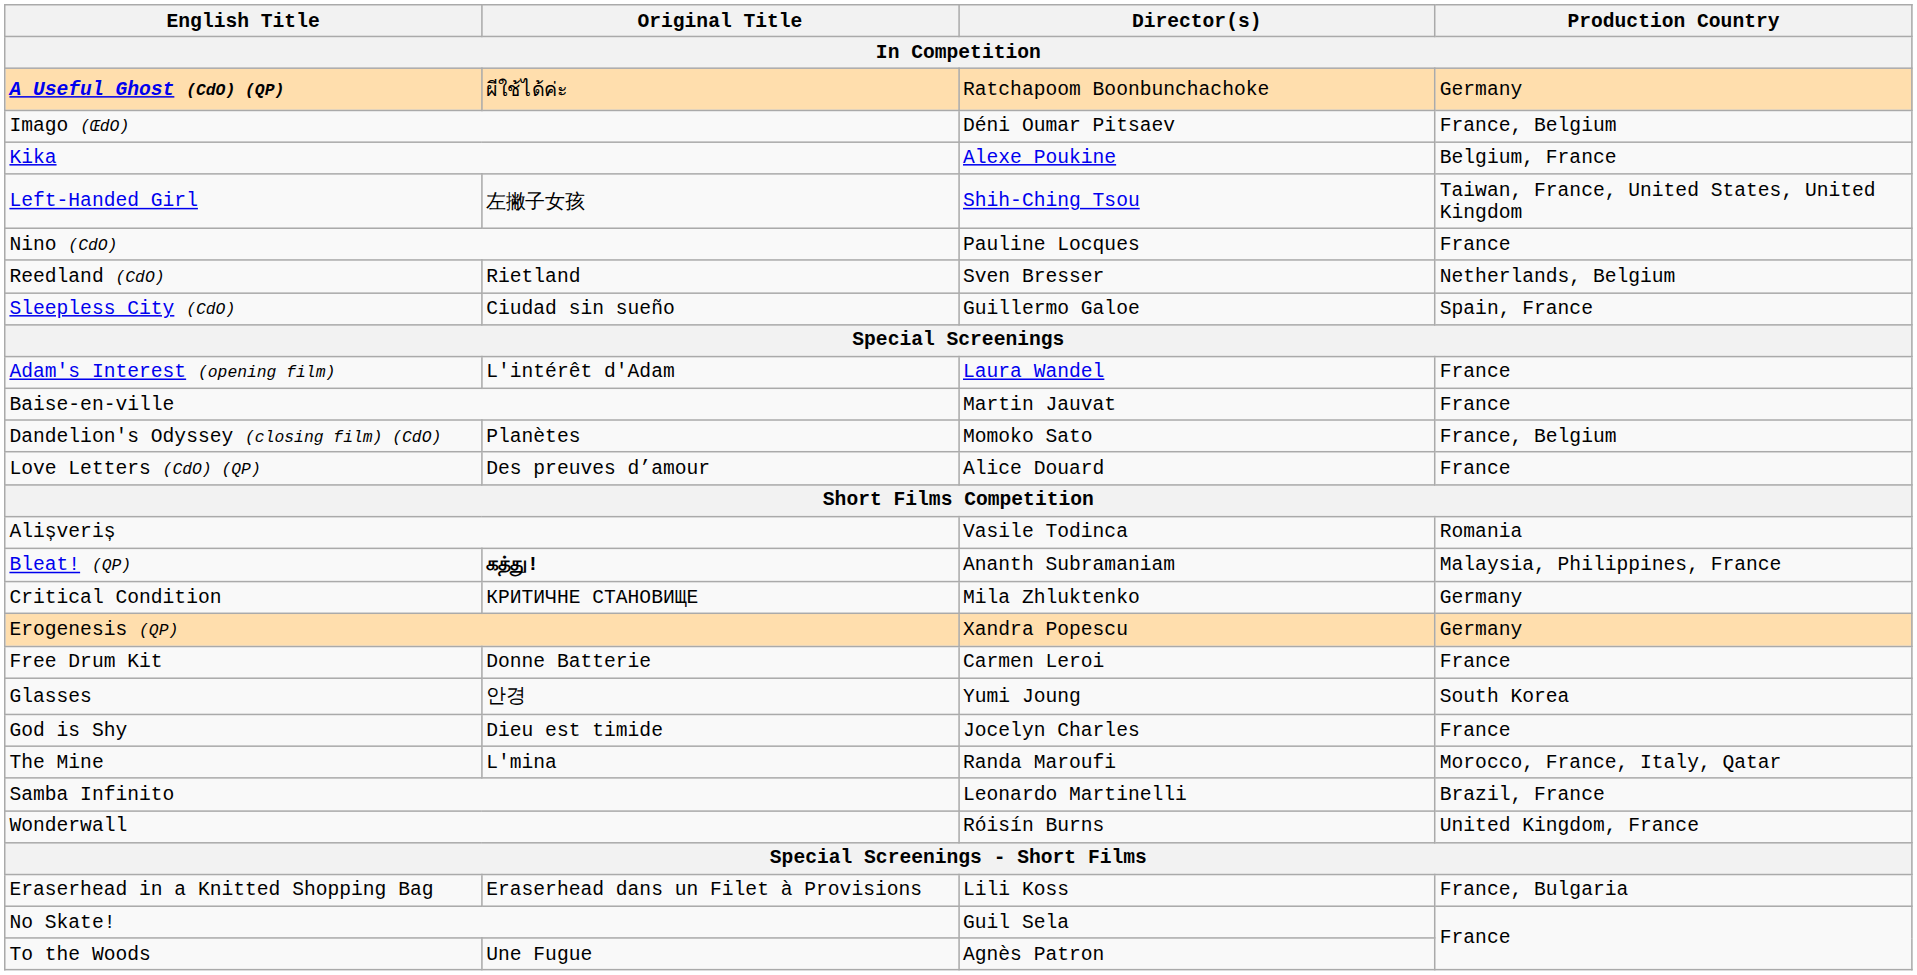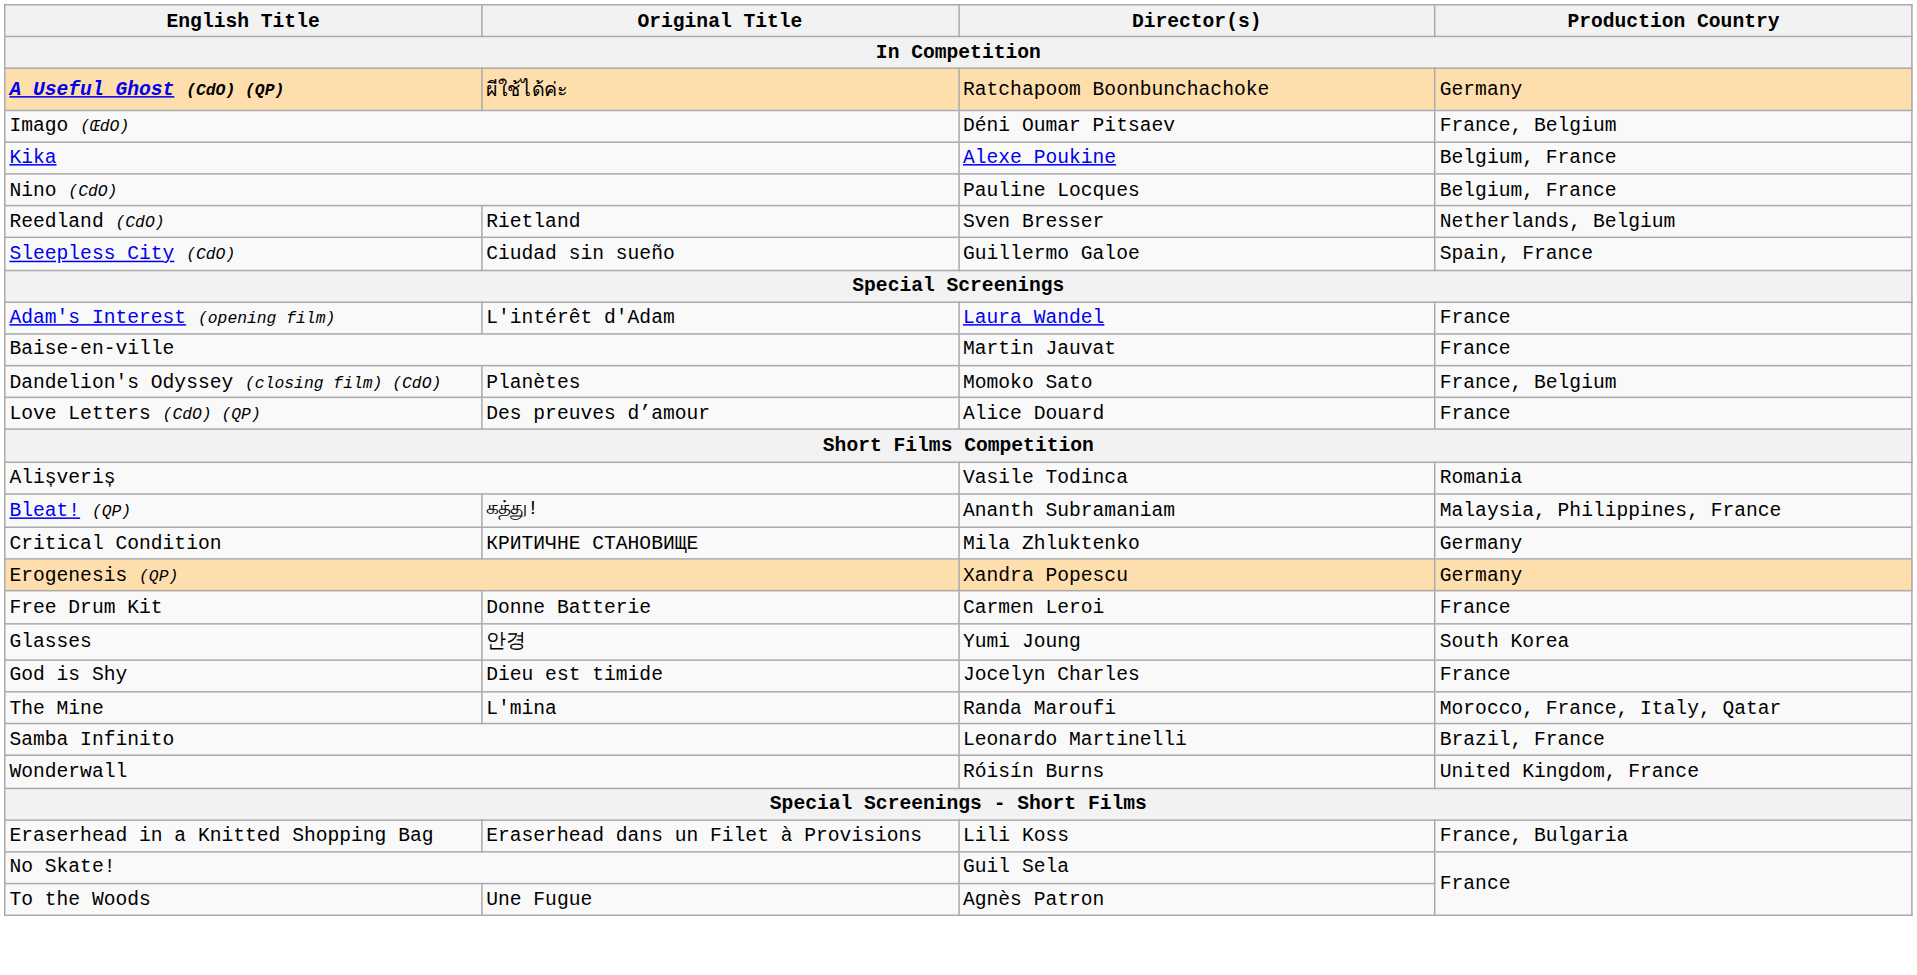- row: (104, 201)
(1475, 244) France -> (1528, 190) Belgium, France
(512, 564) bold -> (512, 510) normal
